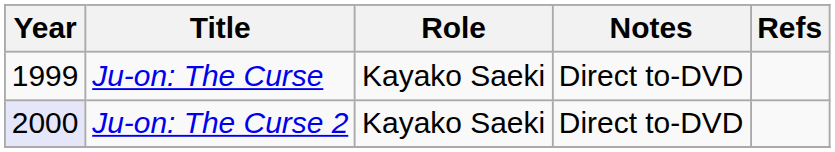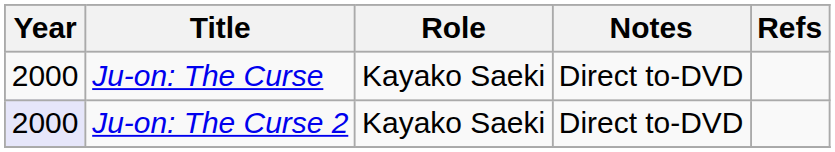(45, 75) 1999 -> (45, 75) 2000
